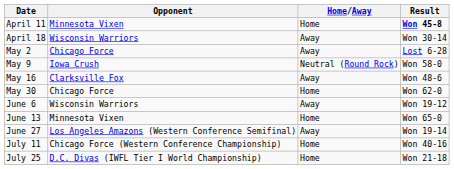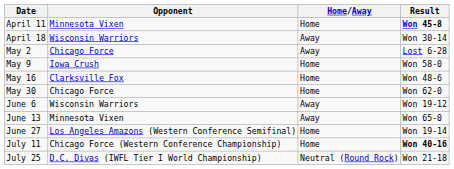(349, 64) Neutral (Round Rock) -> (310, 64) Home
(310, 78) Away -> (310, 78) Home
(310, 118) Home -> (310, 118) Away
(310, 131) Away -> (310, 131) Home
(425, 144) normal -> (425, 144) bold
(310, 158) Home -> (349, 158) Neutral (Round Rock)
